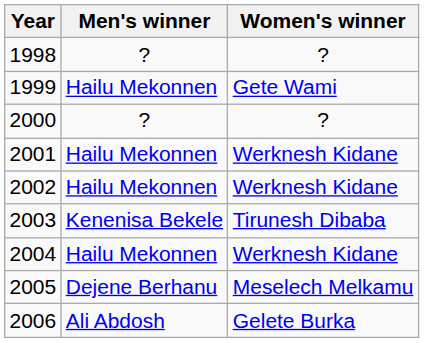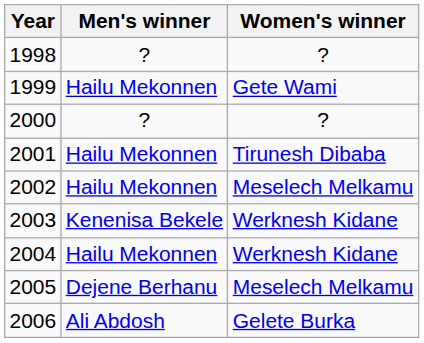(315, 154) Werknesh Kidane -> (309, 154) Tirunesh Dibaba
(315, 187) Werknesh Kidane -> (323, 187) Meselech Melkamu
(309, 220) Tirunesh Dibaba -> (315, 220) Werknesh Kidane
